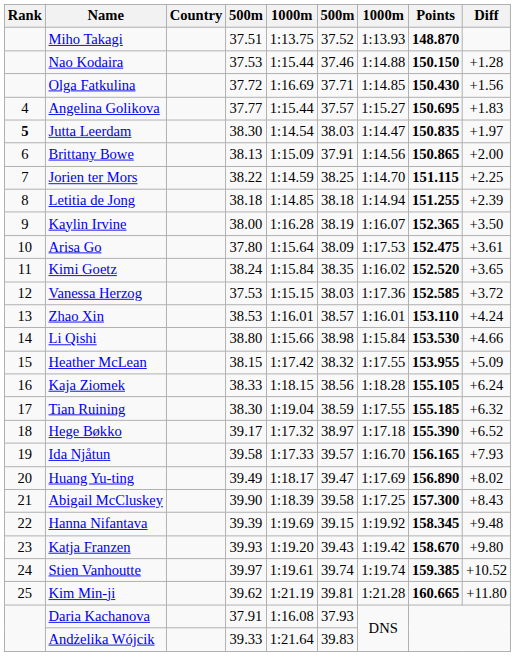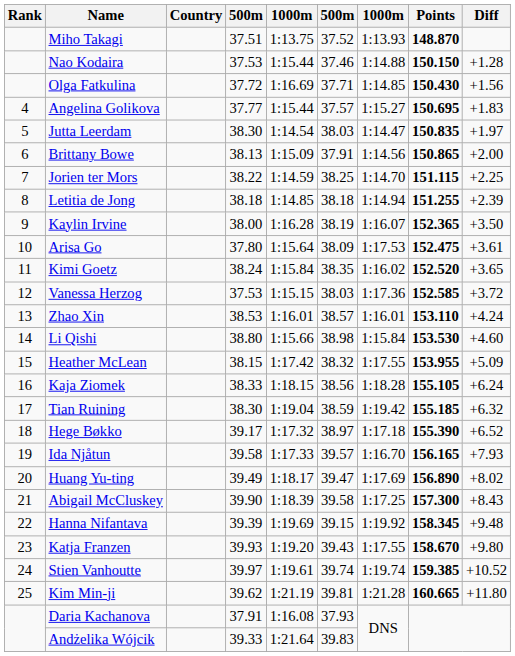(25, 131) bold -> (25, 131) normal
(486, 339) +4.66 -> (486, 339) +4.60
(383, 408) 1:17.55 -> (383, 408) 1:19.42
(383, 547) 1:19.42 -> (383, 547) 1:17.55
